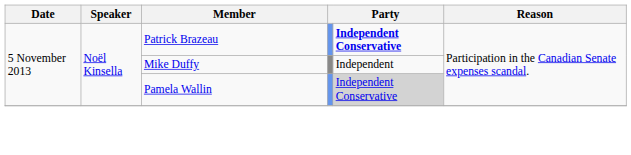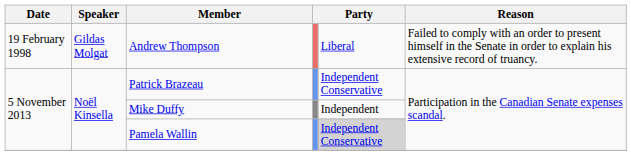+ row: (174, 46)
(368, 39) bold -> (352, 84) normal
